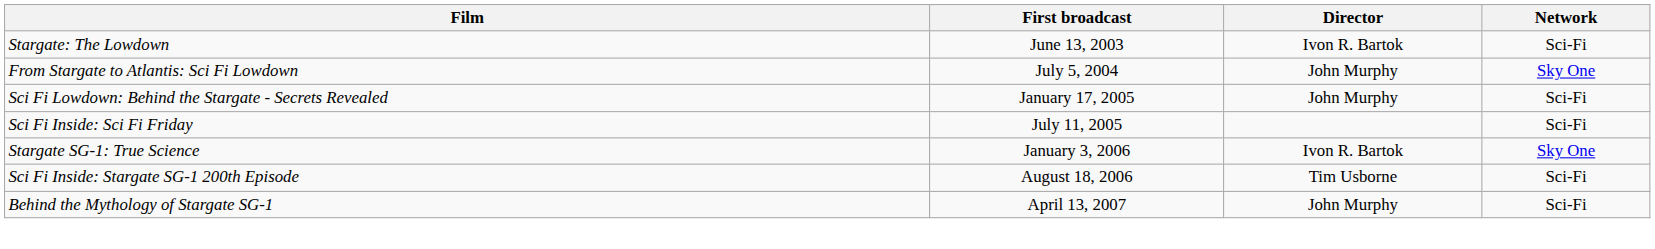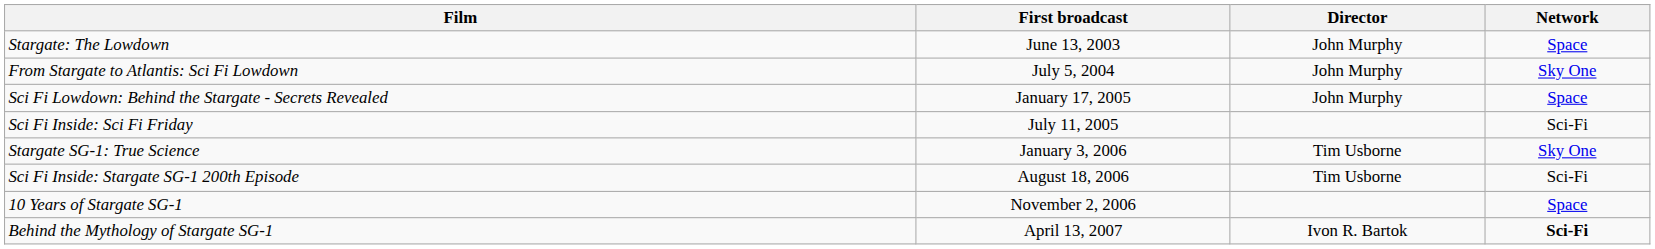(1353, 44) Ivon R. Bartok -> (1357, 44) John Murphy
(1566, 44) Sci-Fi -> (1567, 44) Space
(1566, 97) Sci-Fi -> (1567, 97) Space
(1353, 151) Ivon R. Bartok -> (1357, 151) Tim Usborne
+ row: (96, 204)
(1353, 204) John Murphy -> (1357, 230) Ivon R. Bartok
(1566, 204) normal -> (1567, 230) bold
